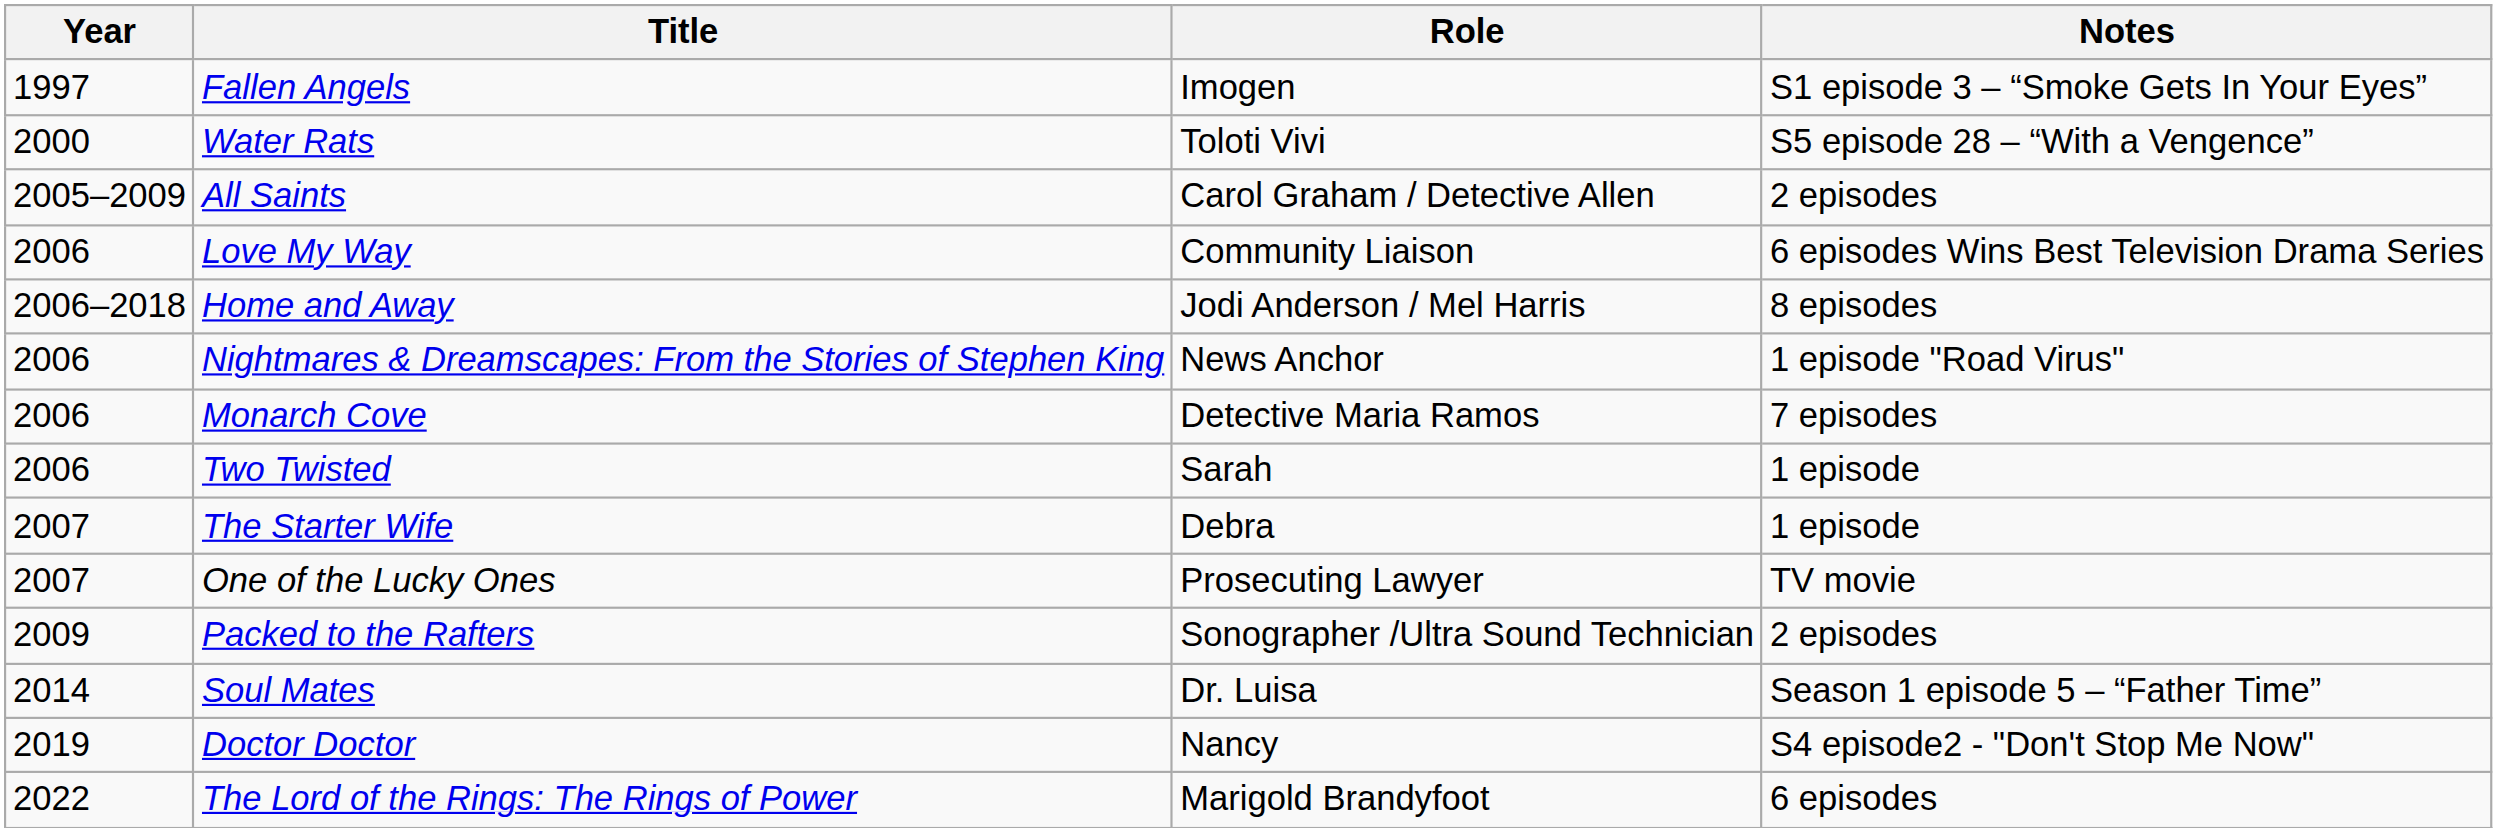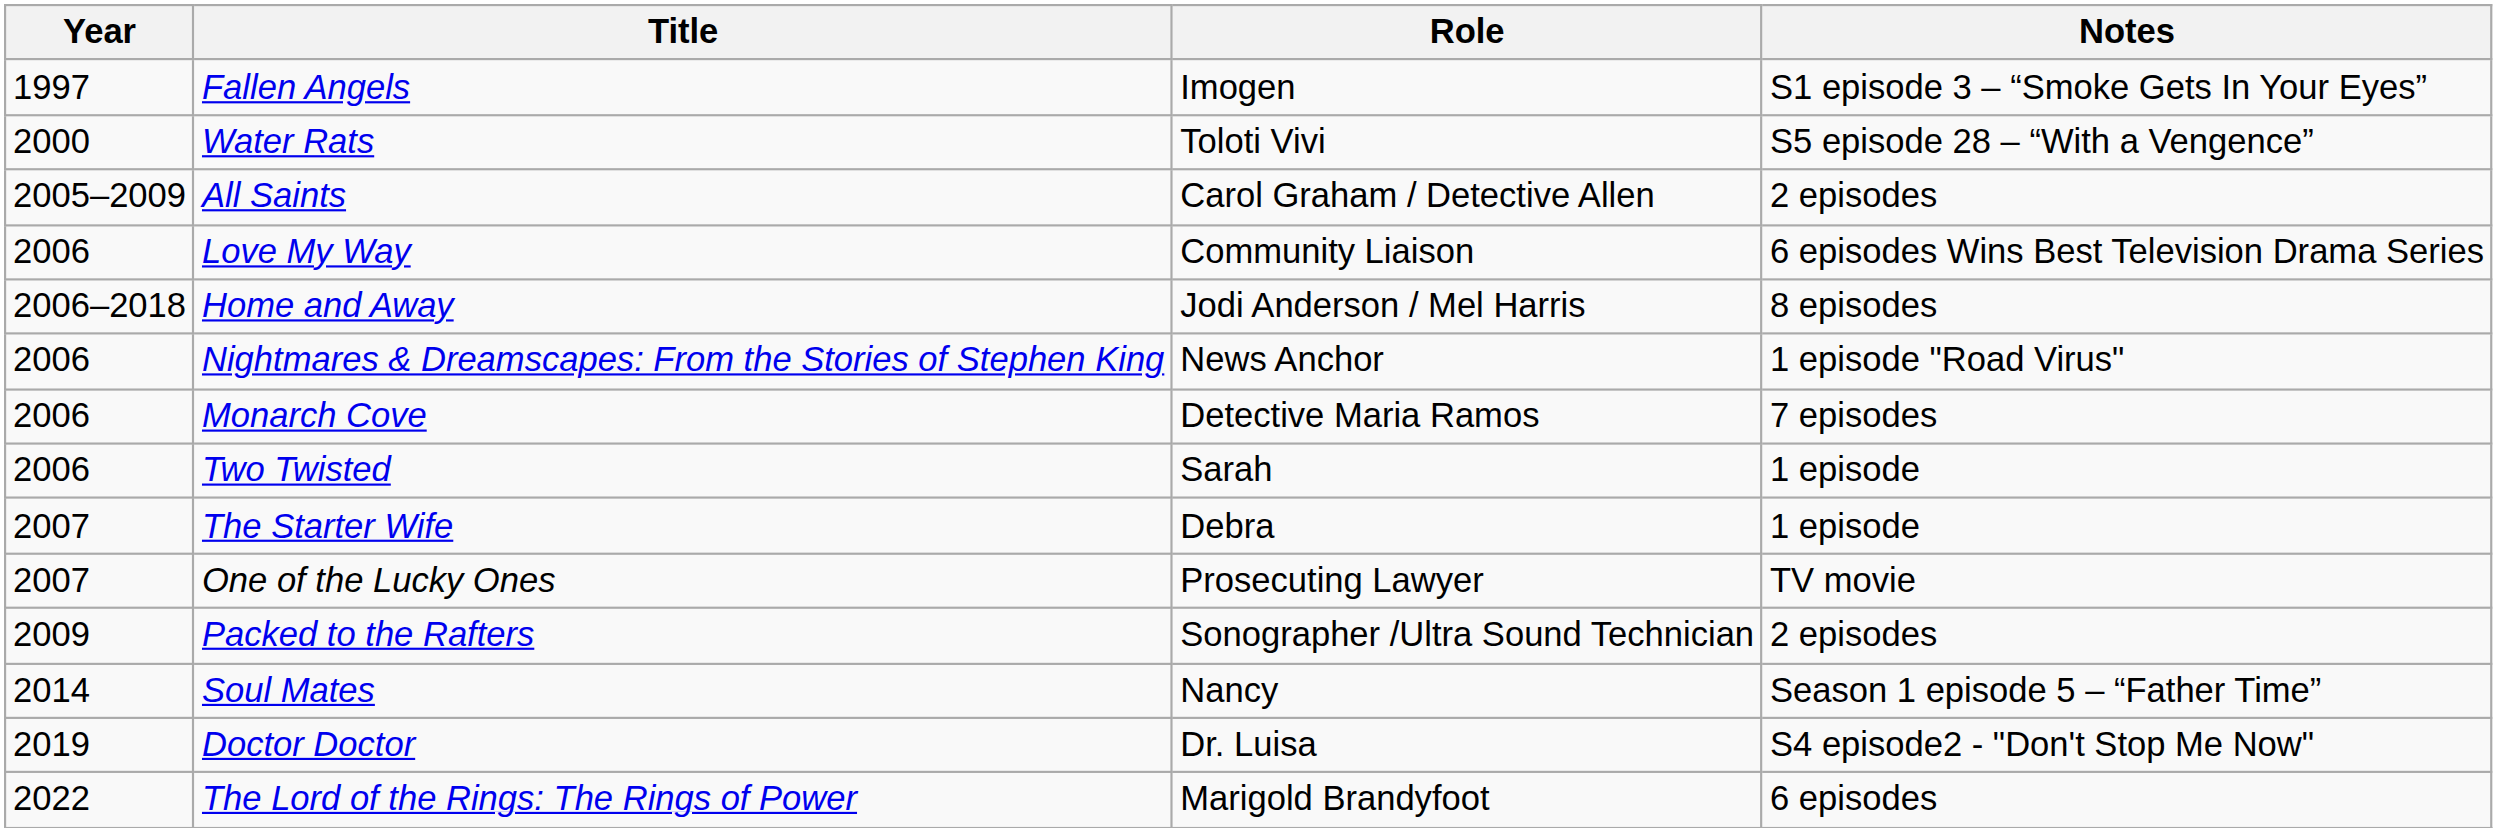(1248, 689) Dr. Luisa -> (1229, 689) Nancy
(1229, 744) Nancy -> (1248, 744) Dr. Luisa
